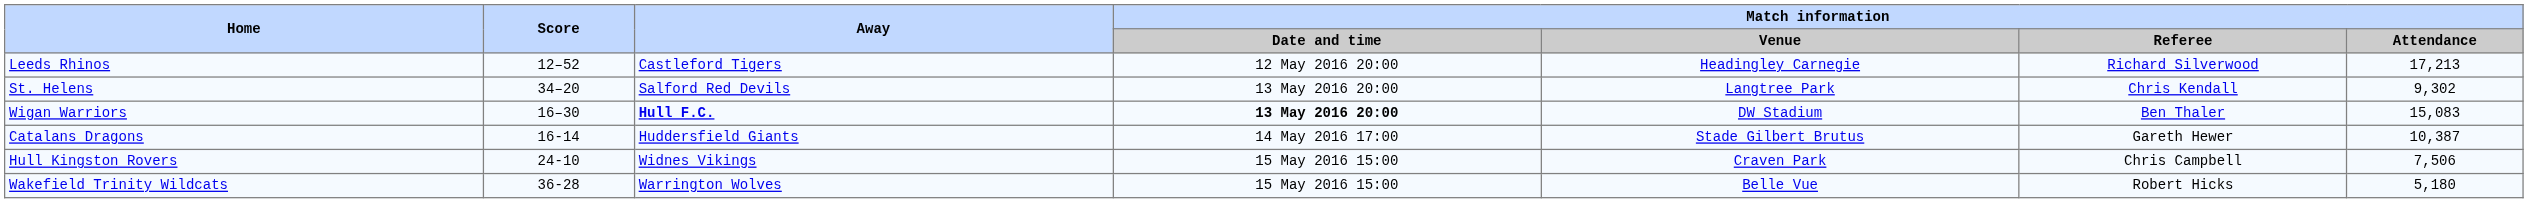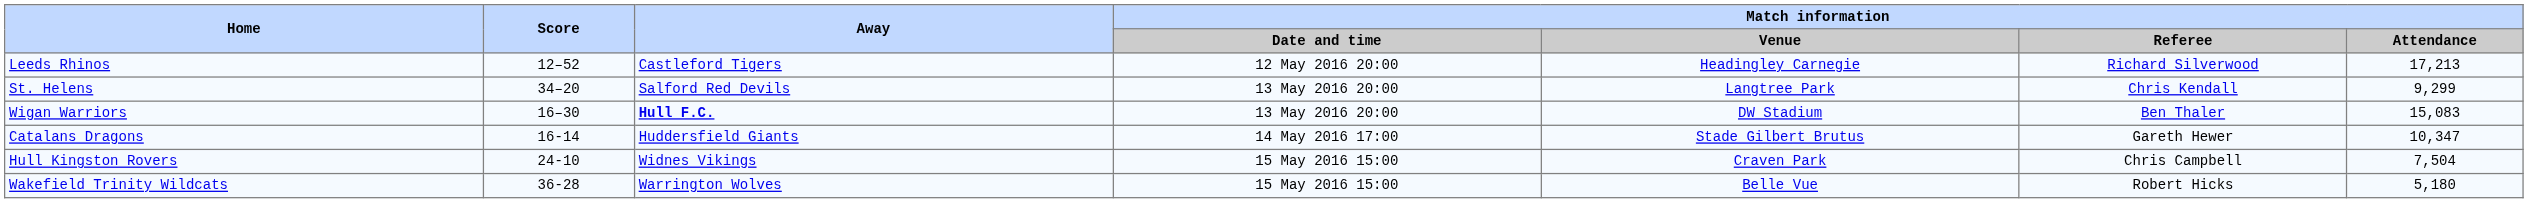(2435, 89) 9,302 -> (2435, 89) 9,299
(1327, 113) bold -> (1327, 113) normal
(2435, 137) 10,387 -> (2435, 137) 10,347
(2435, 161) 7,506 -> (2435, 161) 7,504
